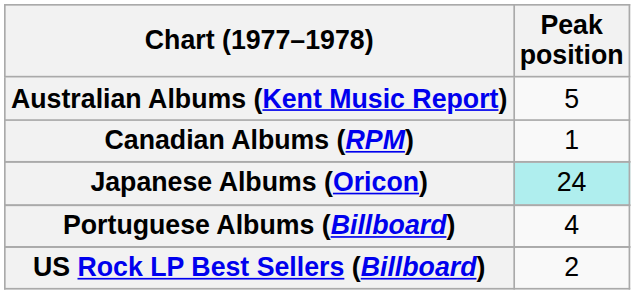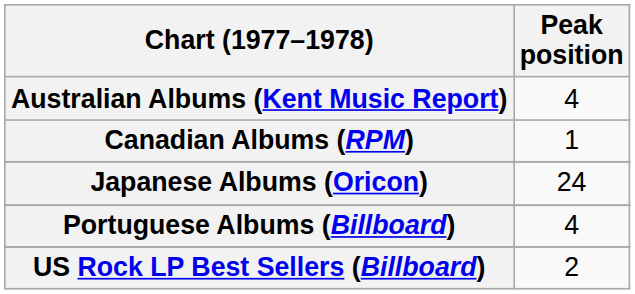(572, 98) 5 -> (572, 98) 4
(572, 182) paleturquoise background -> (572, 182) no background
